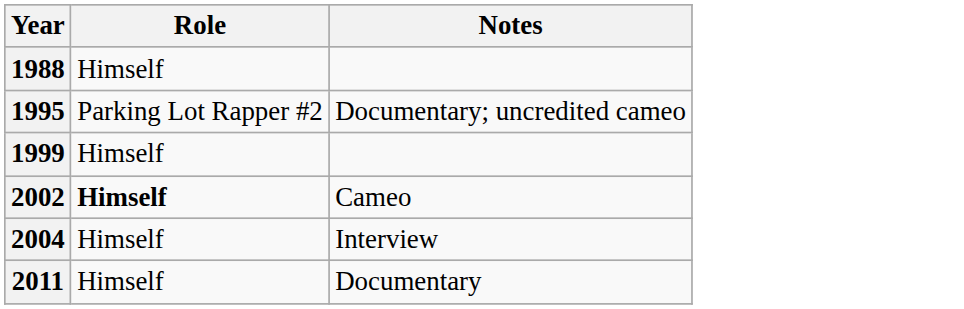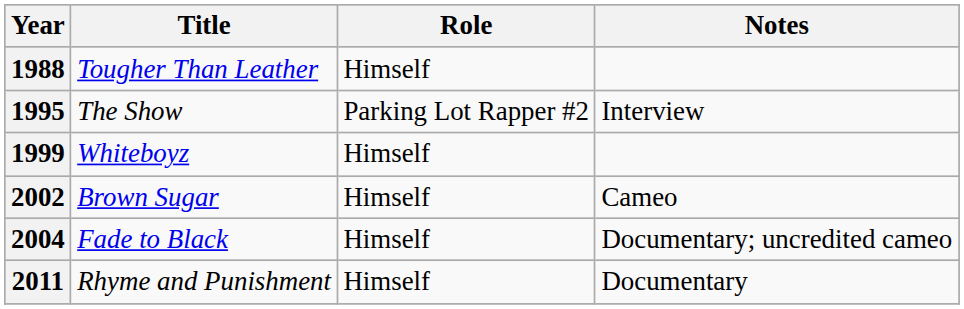+ column: (204, 25)
(511, 111) Documentary; uncredited cameo -> (653, 111) Interview
(122, 196) bold -> (387, 196) normal
(387, 238) Interview -> (777, 238) Documentary; uncredited cameo
